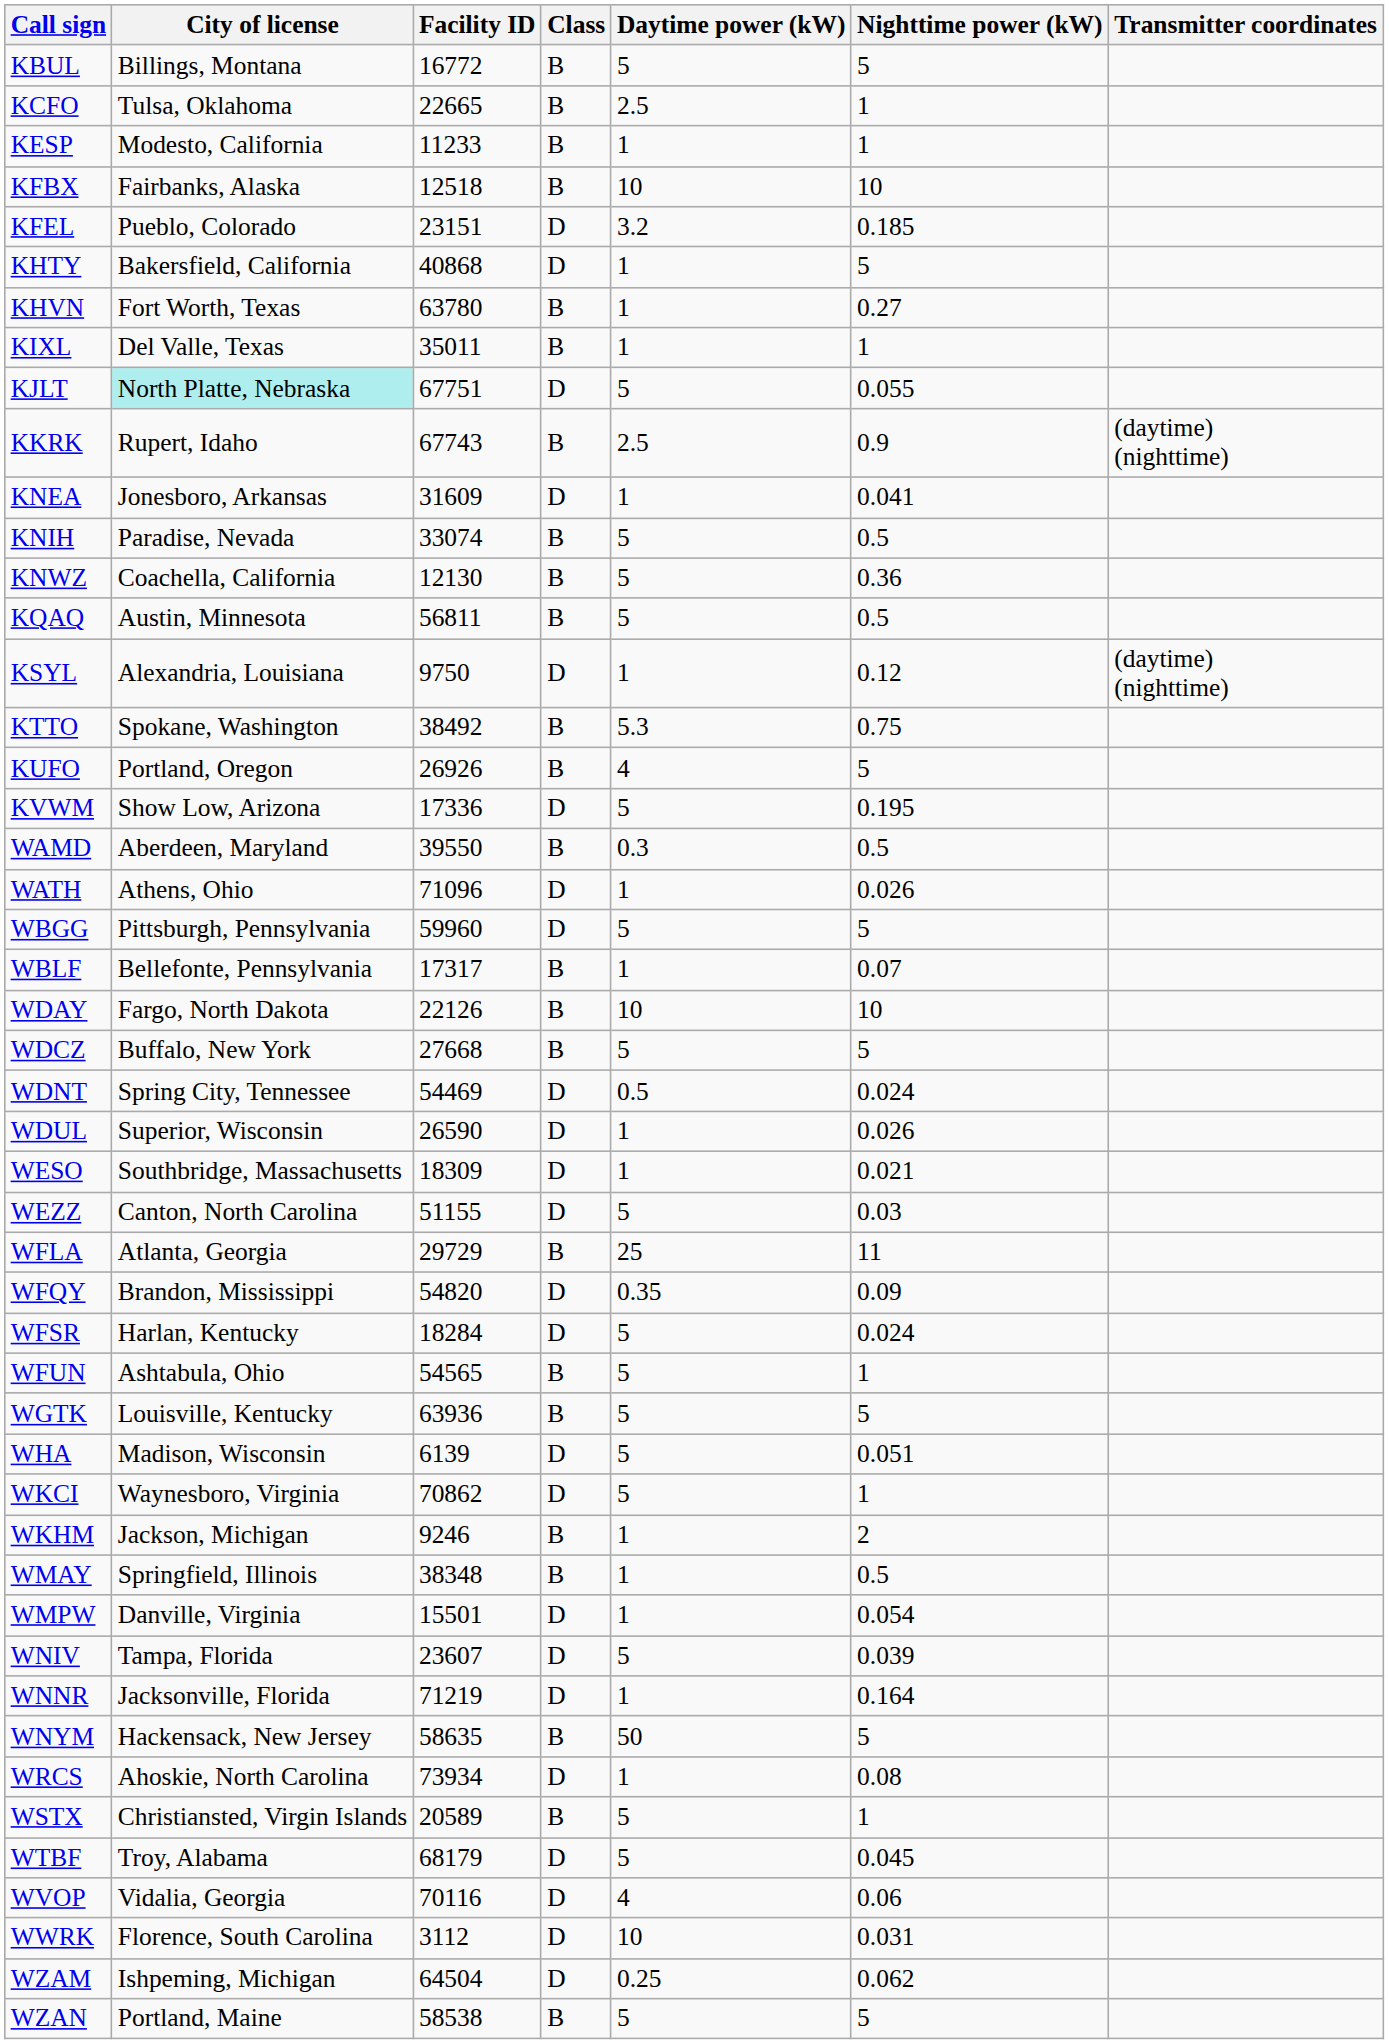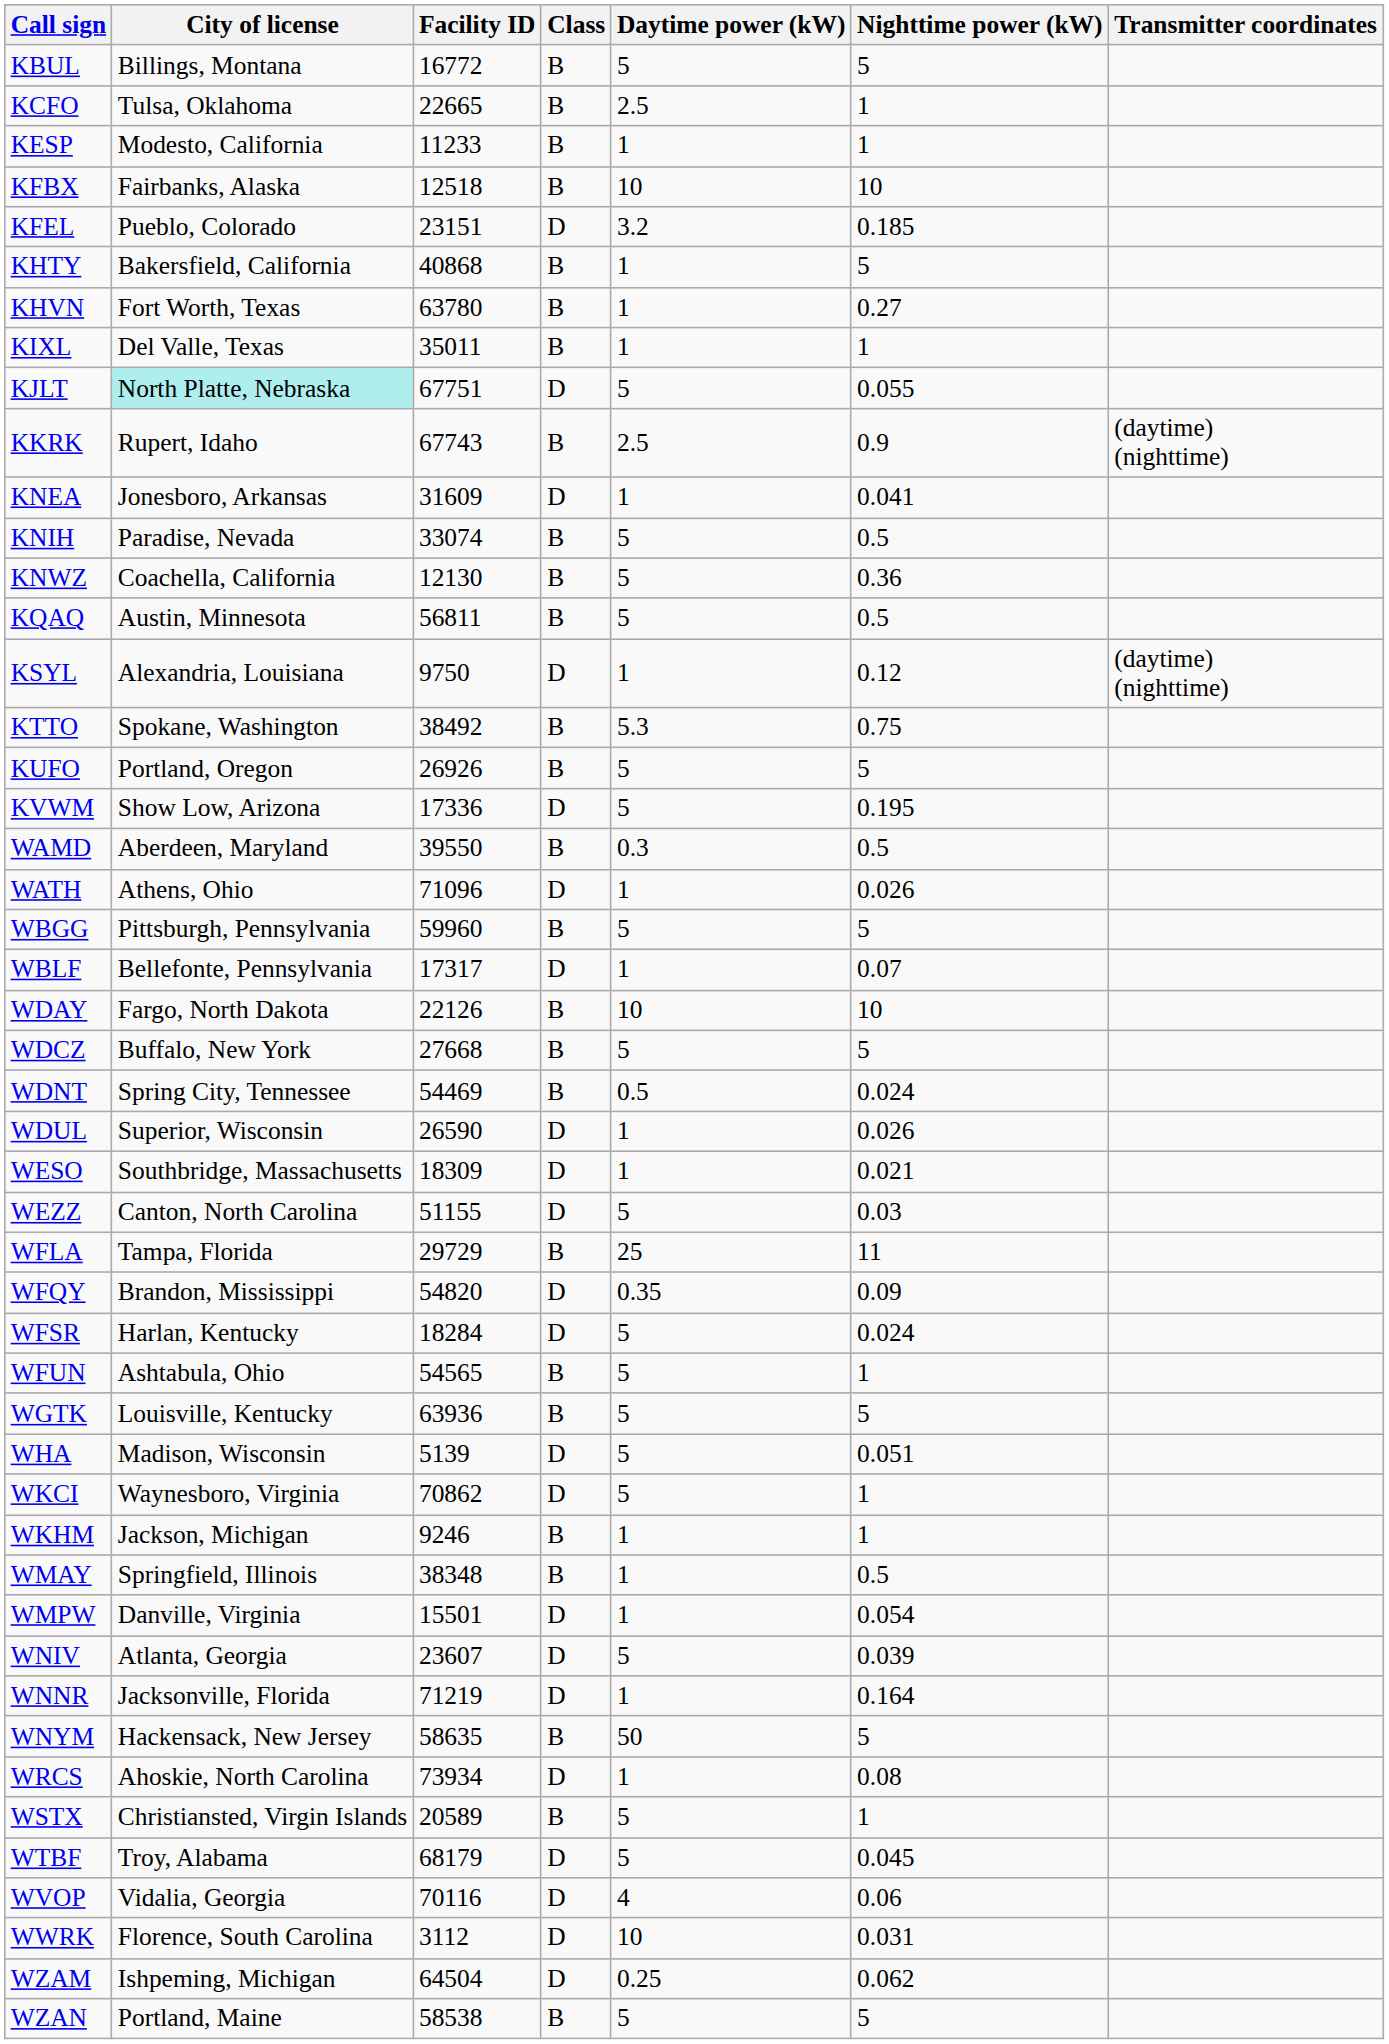(556, 266) D -> (556, 266) B
(623, 767) 4 -> (623, 767) 5
(556, 929) D -> (556, 929) B
(556, 969) B -> (556, 969) D
(556, 1090) D -> (556, 1090) B
(202, 1251) Atlanta, Georgia -> (195, 1251) Tampa, Florida
(444, 1453) 6139 -> (444, 1453) 5139
(863, 1534) 2 -> (863, 1534) 1
(195, 1655) Tampa, Florida -> (202, 1655) Atlanta, Georgia
